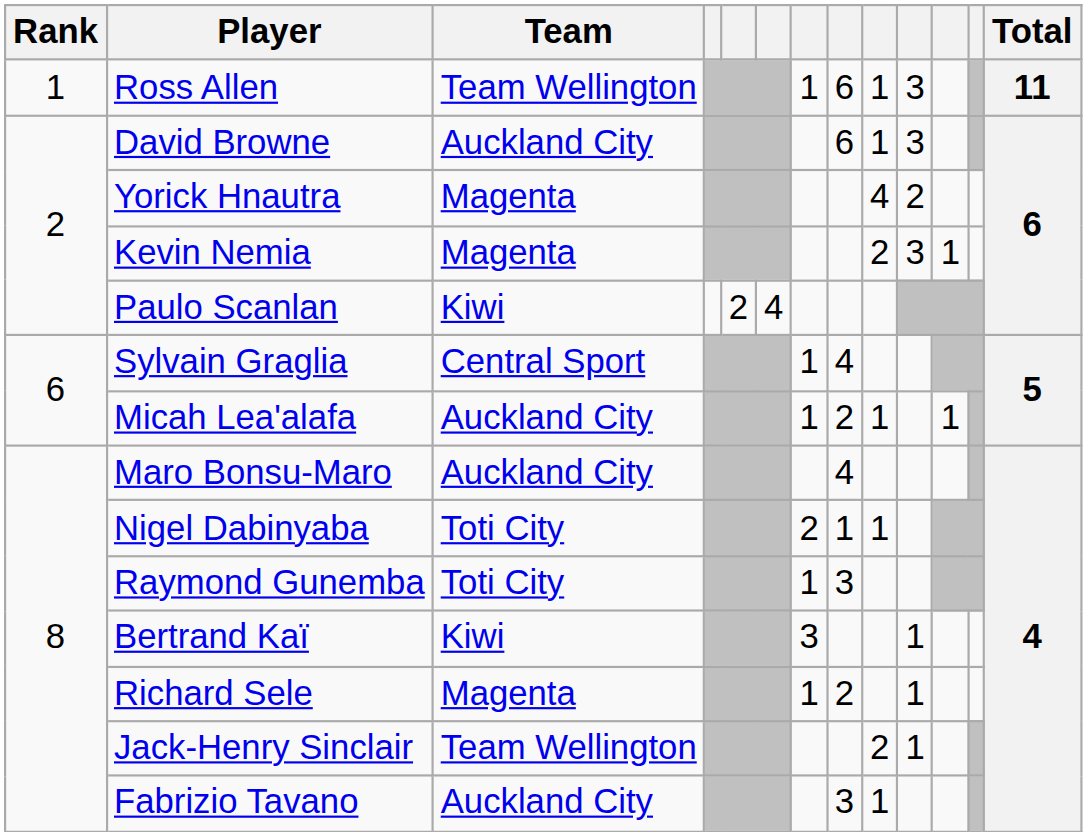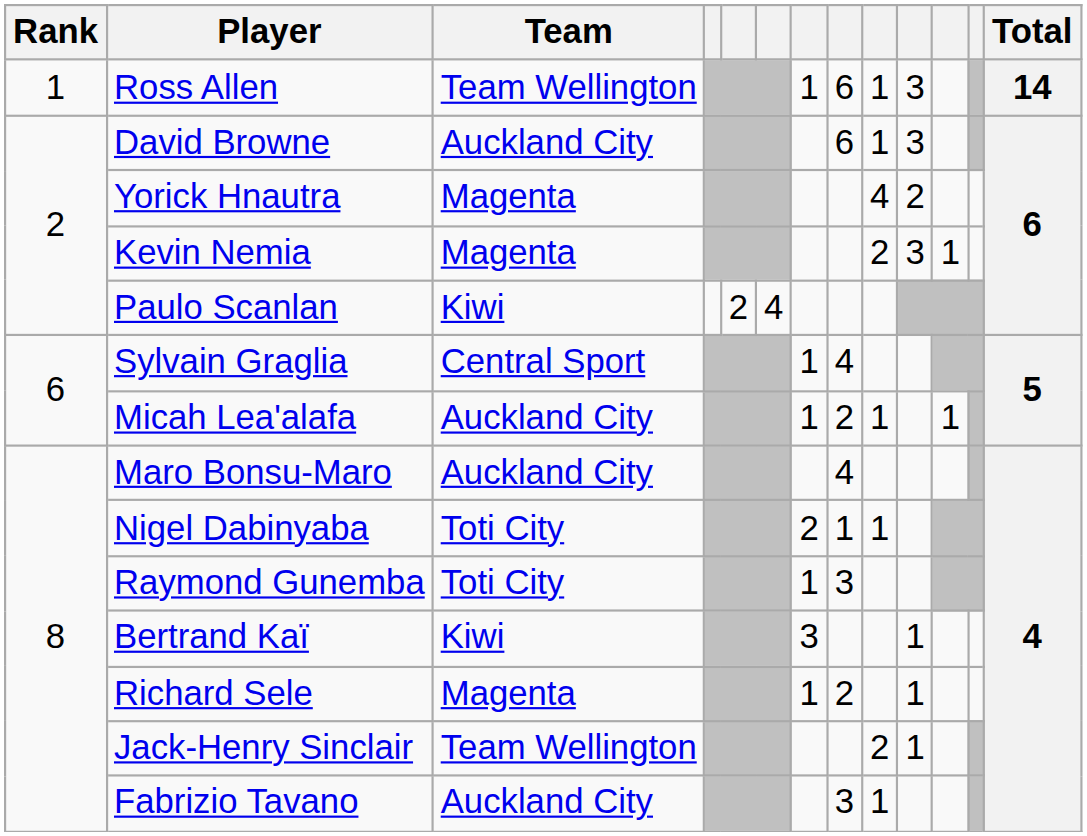(1032, 87) 11 -> (1032, 87) 14
